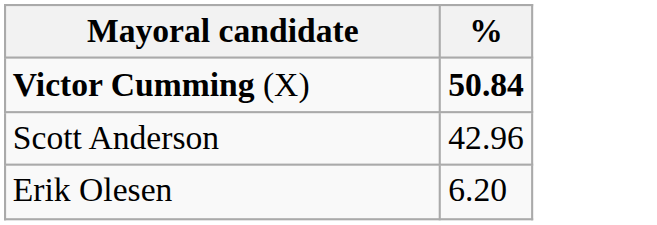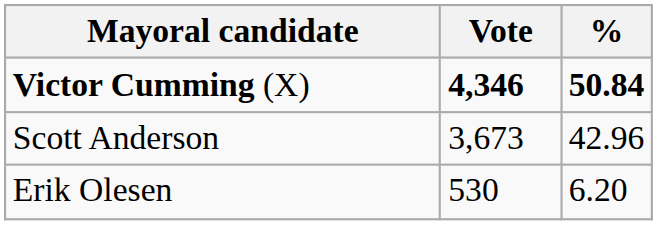+ column: (501, 31)
